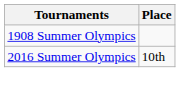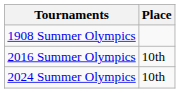+ row: (72, 77)
